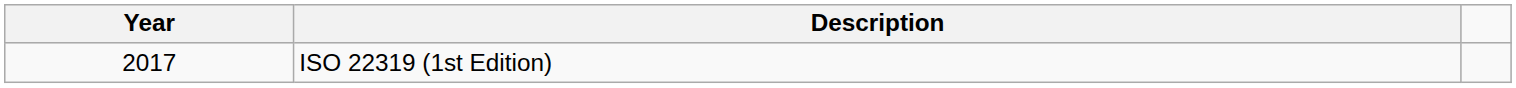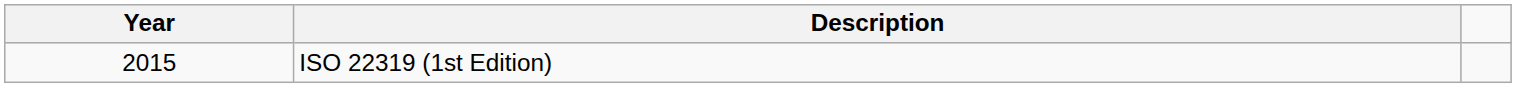(149, 62) 2017 -> (149, 62) 2015
